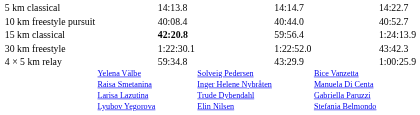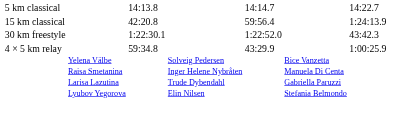- row: (50, 21)
(173, 35) bold -> (143, 21) normal
